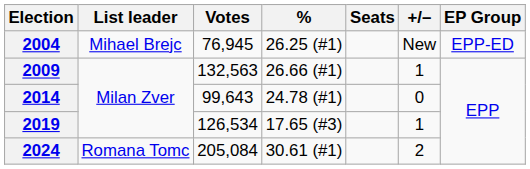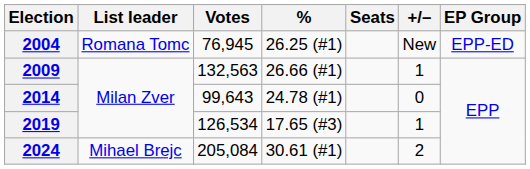(135, 44) Mihael Brejc -> (135, 44) Romana Tomc
(135, 151) Romana Tomc -> (135, 151) Mihael Brejc
